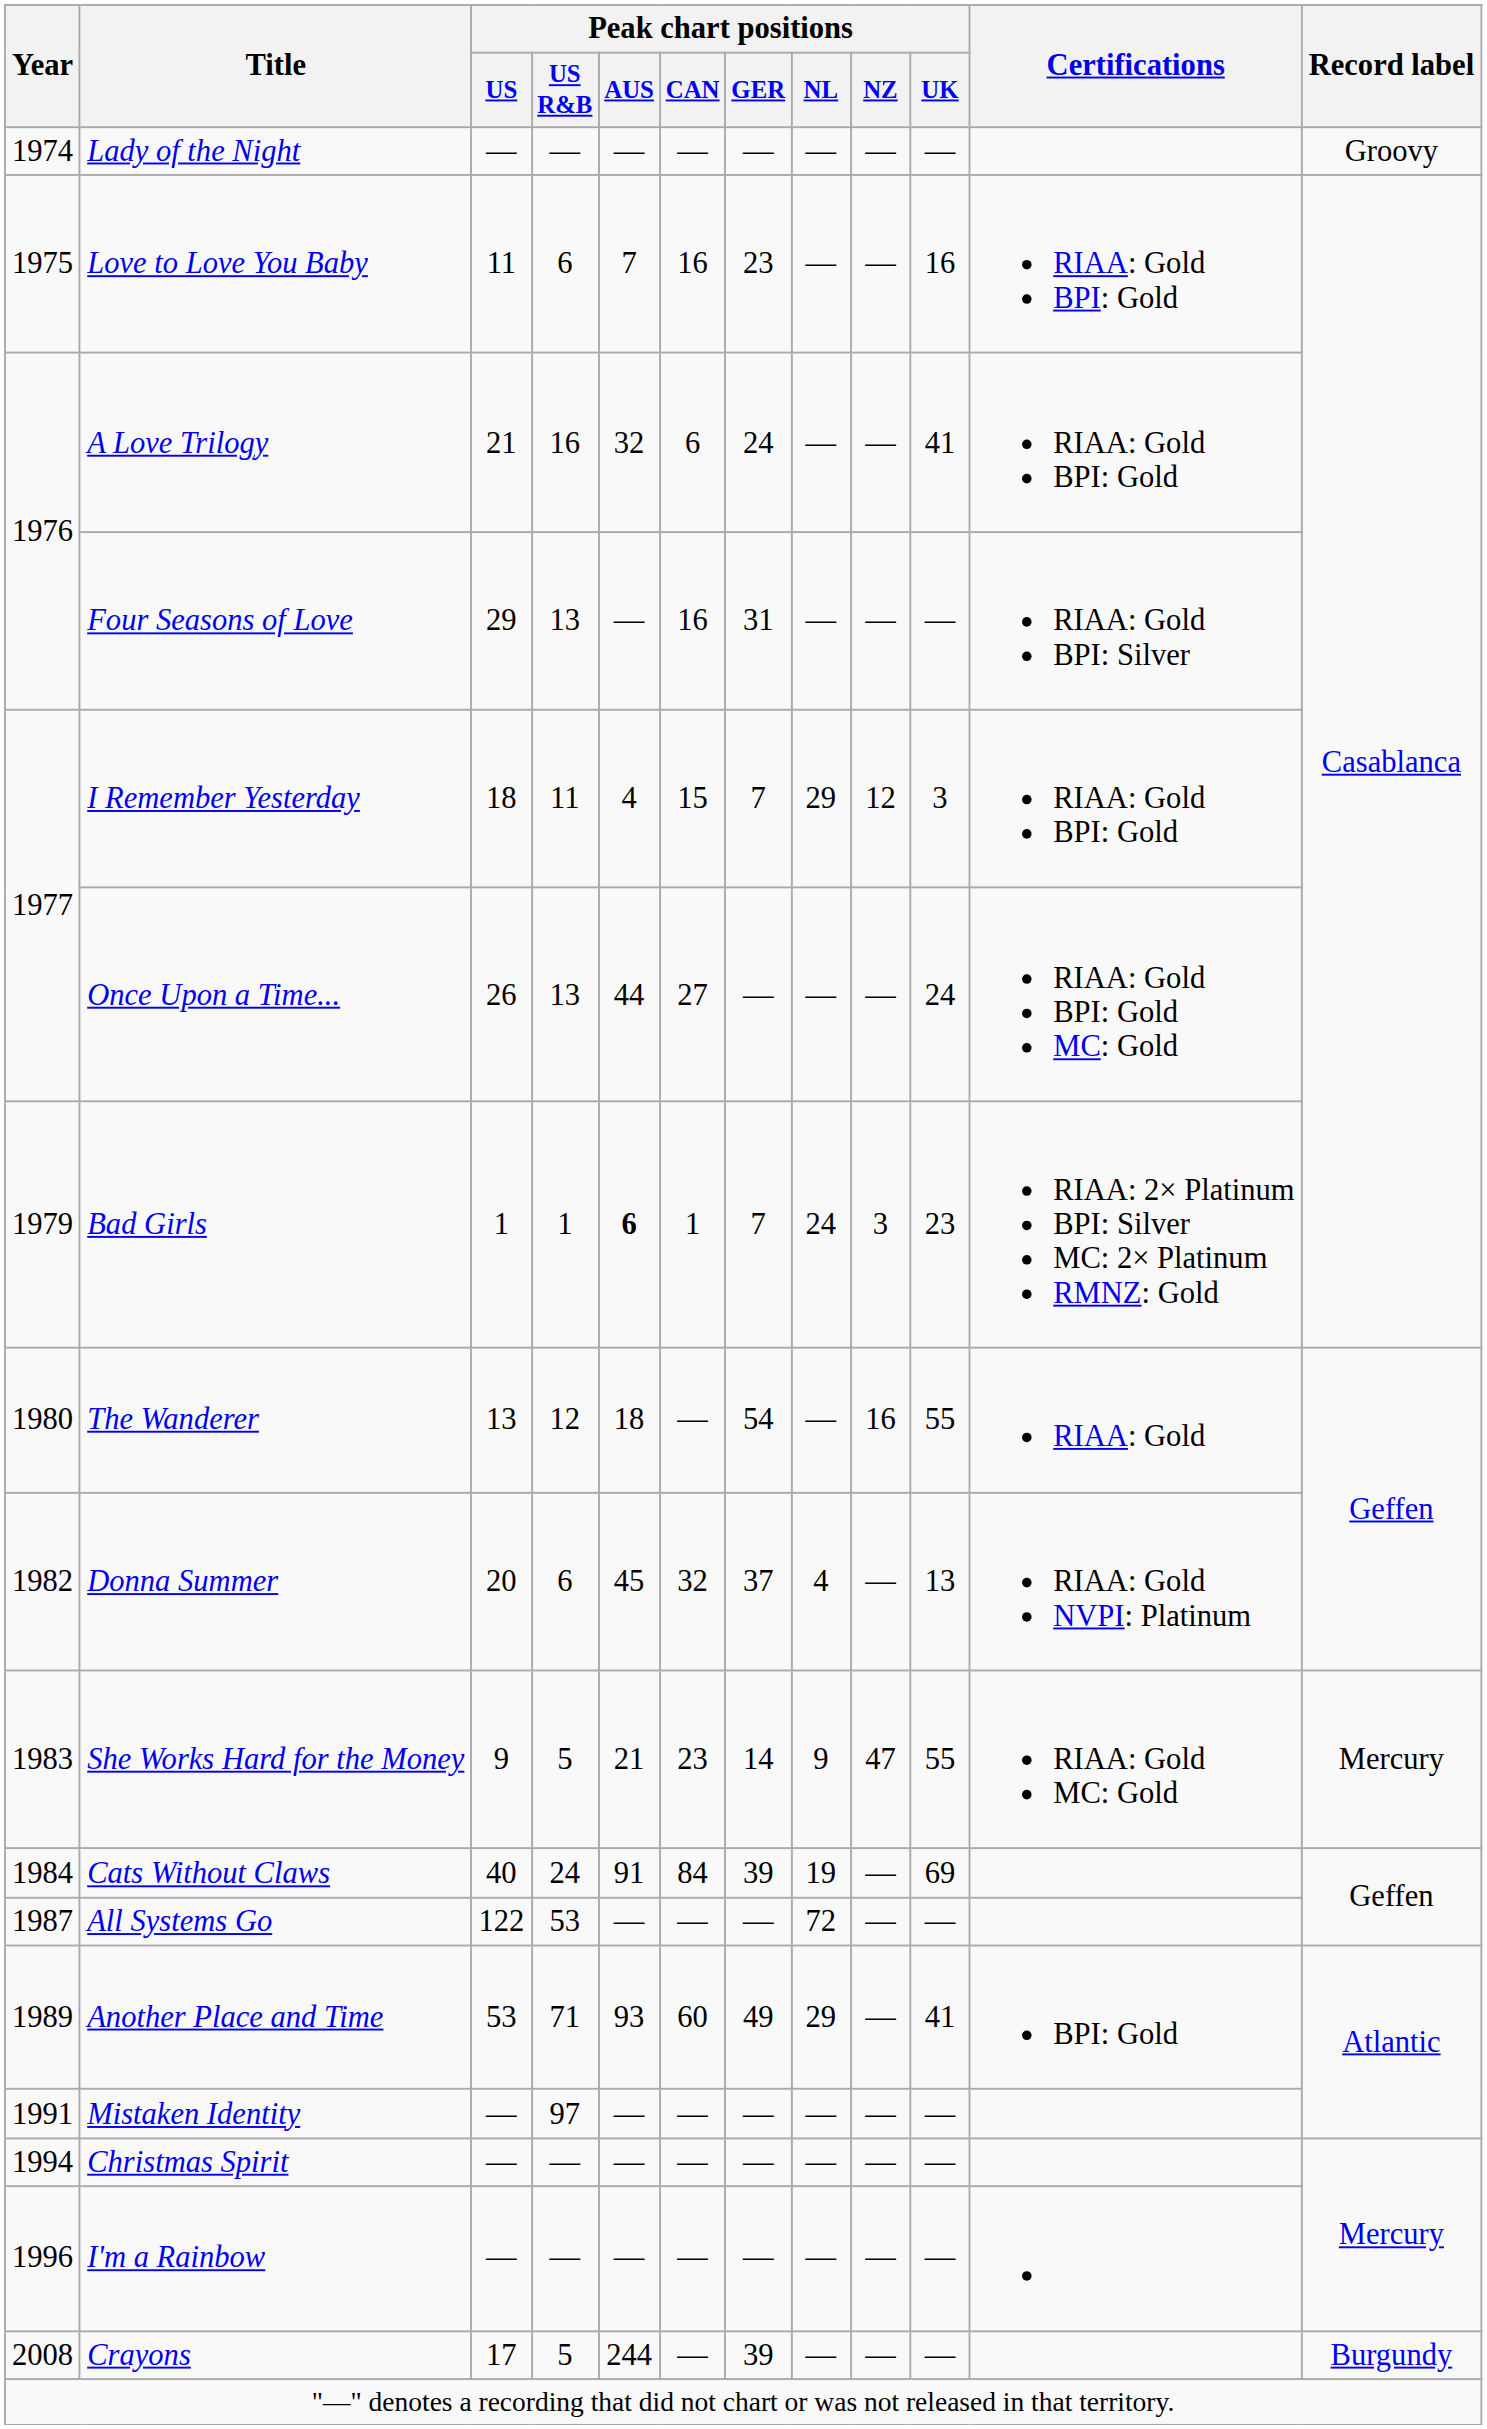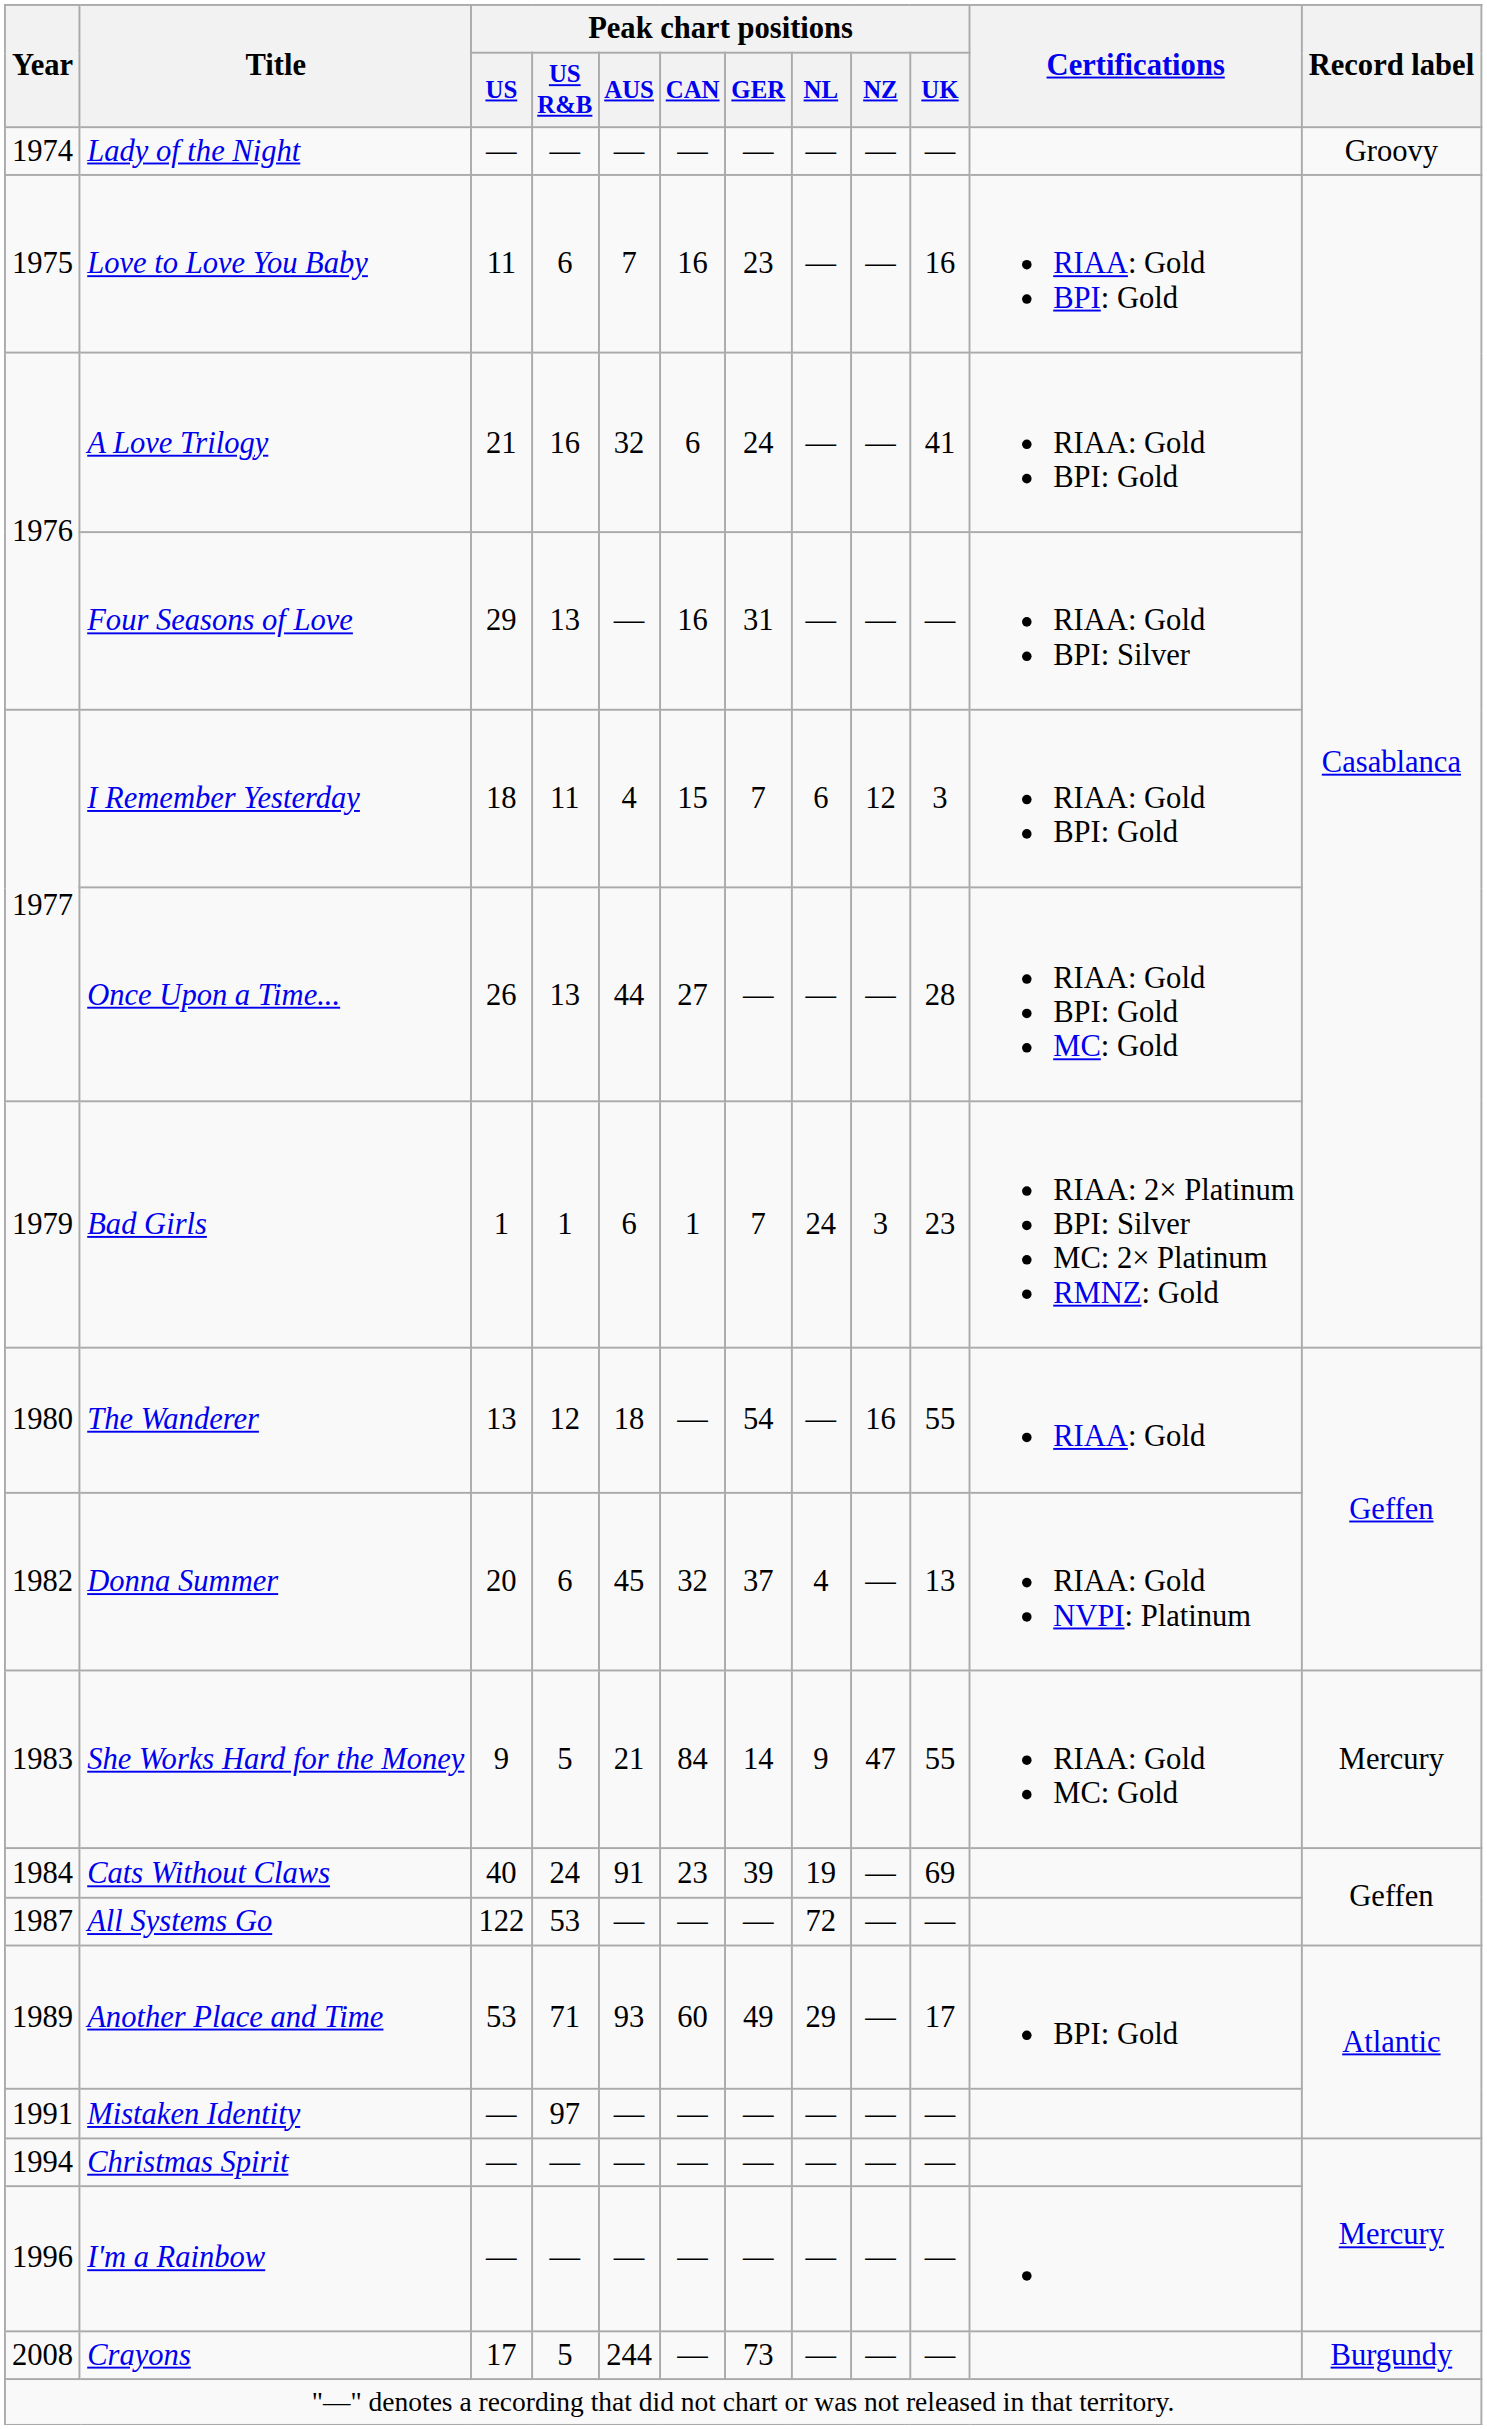(821, 798) 29 -> (821, 798) 6
(940, 994) 24 -> (940, 994) 28
(629, 1224) bold -> (629, 1224) normal
(693, 1759) 23 -> (693, 1759) 84
(693, 1872) 84 -> (693, 1872) 23
(940, 2017) 41 -> (940, 2017) 17
(758, 2354) 39 -> (758, 2354) 73
